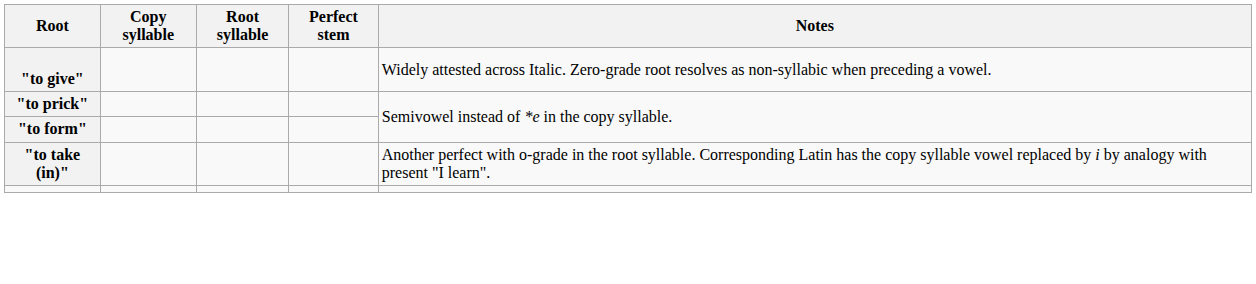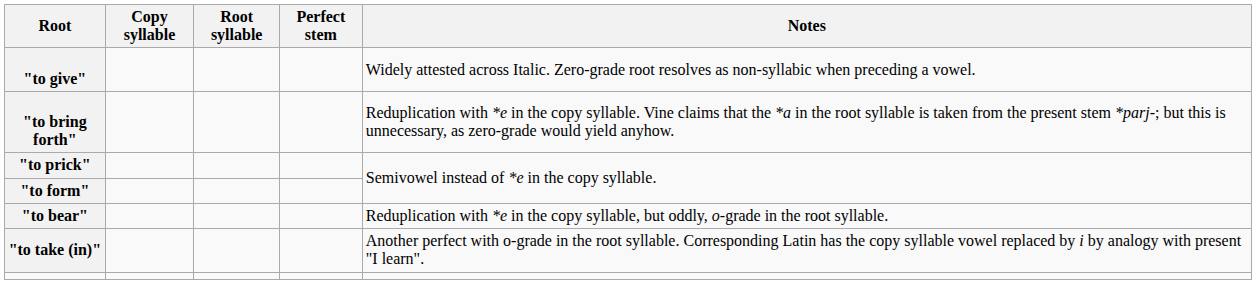+ row: (55, 130)
+ row: (55, 216)
